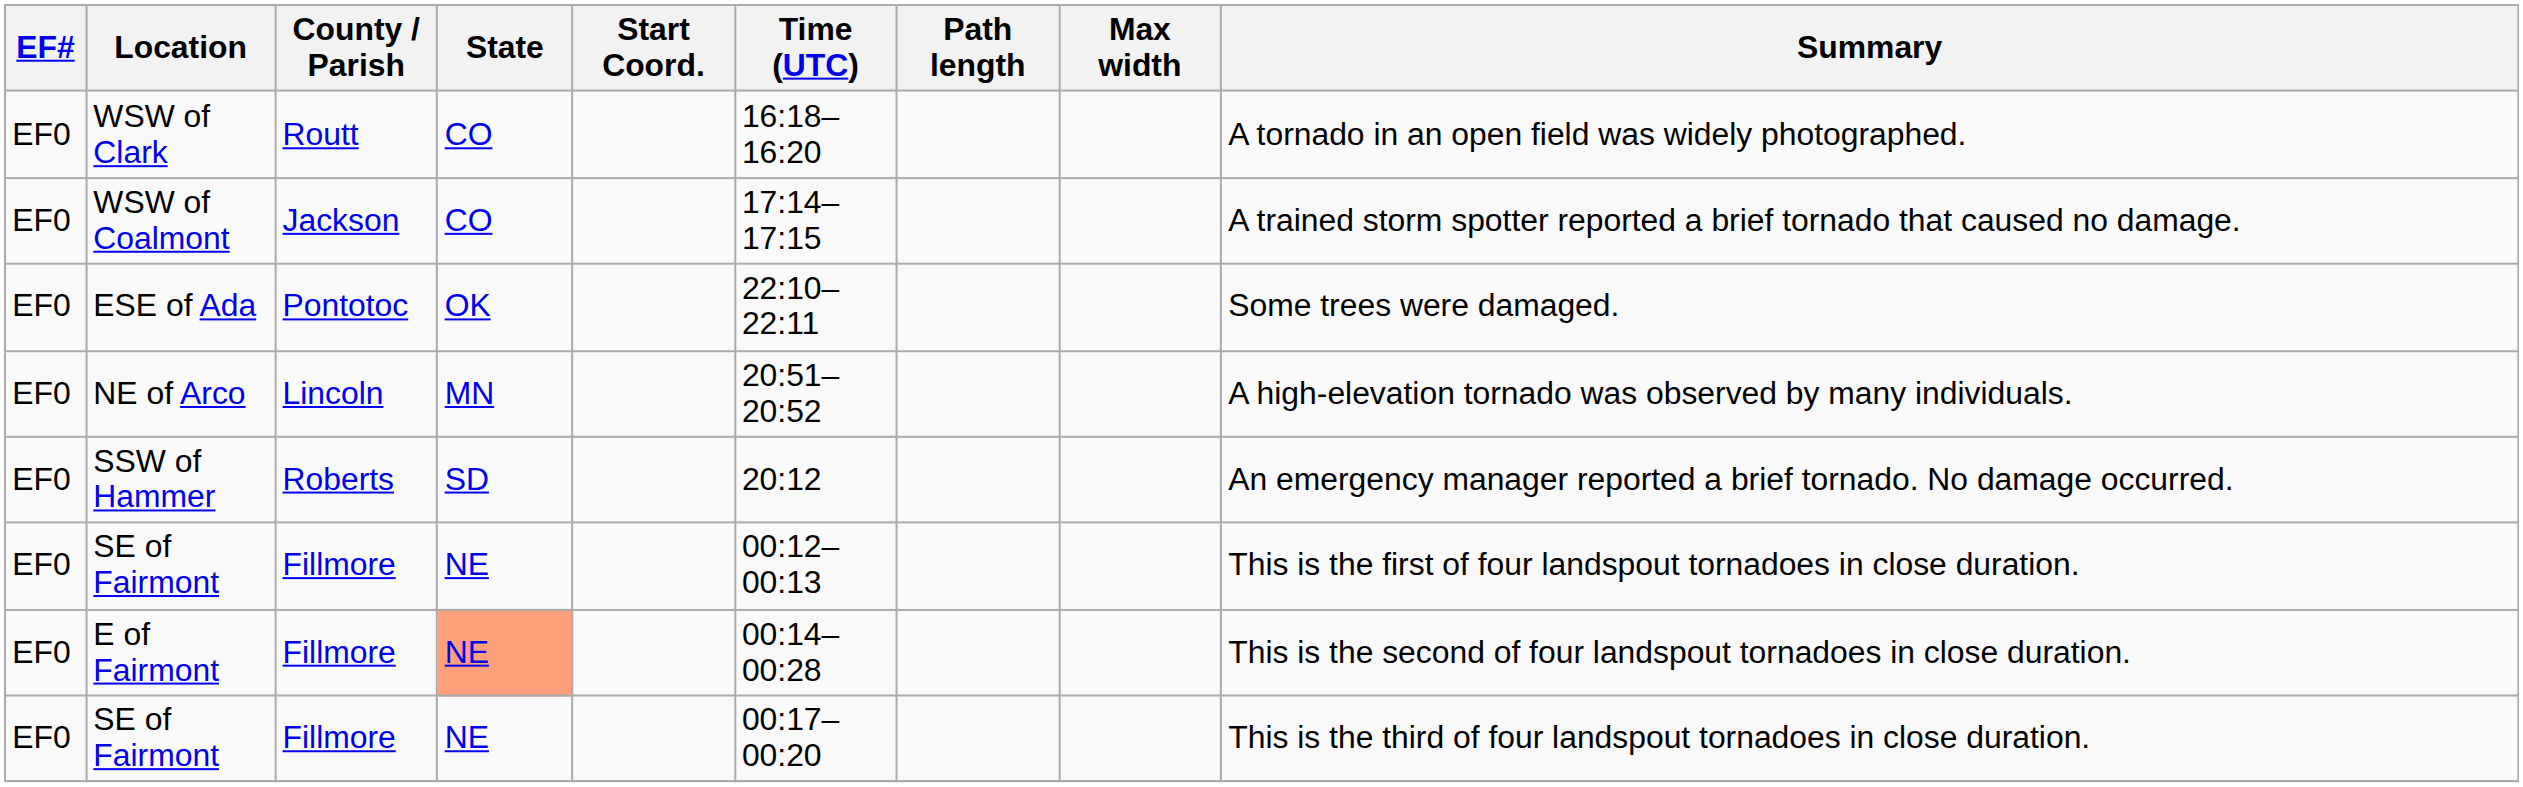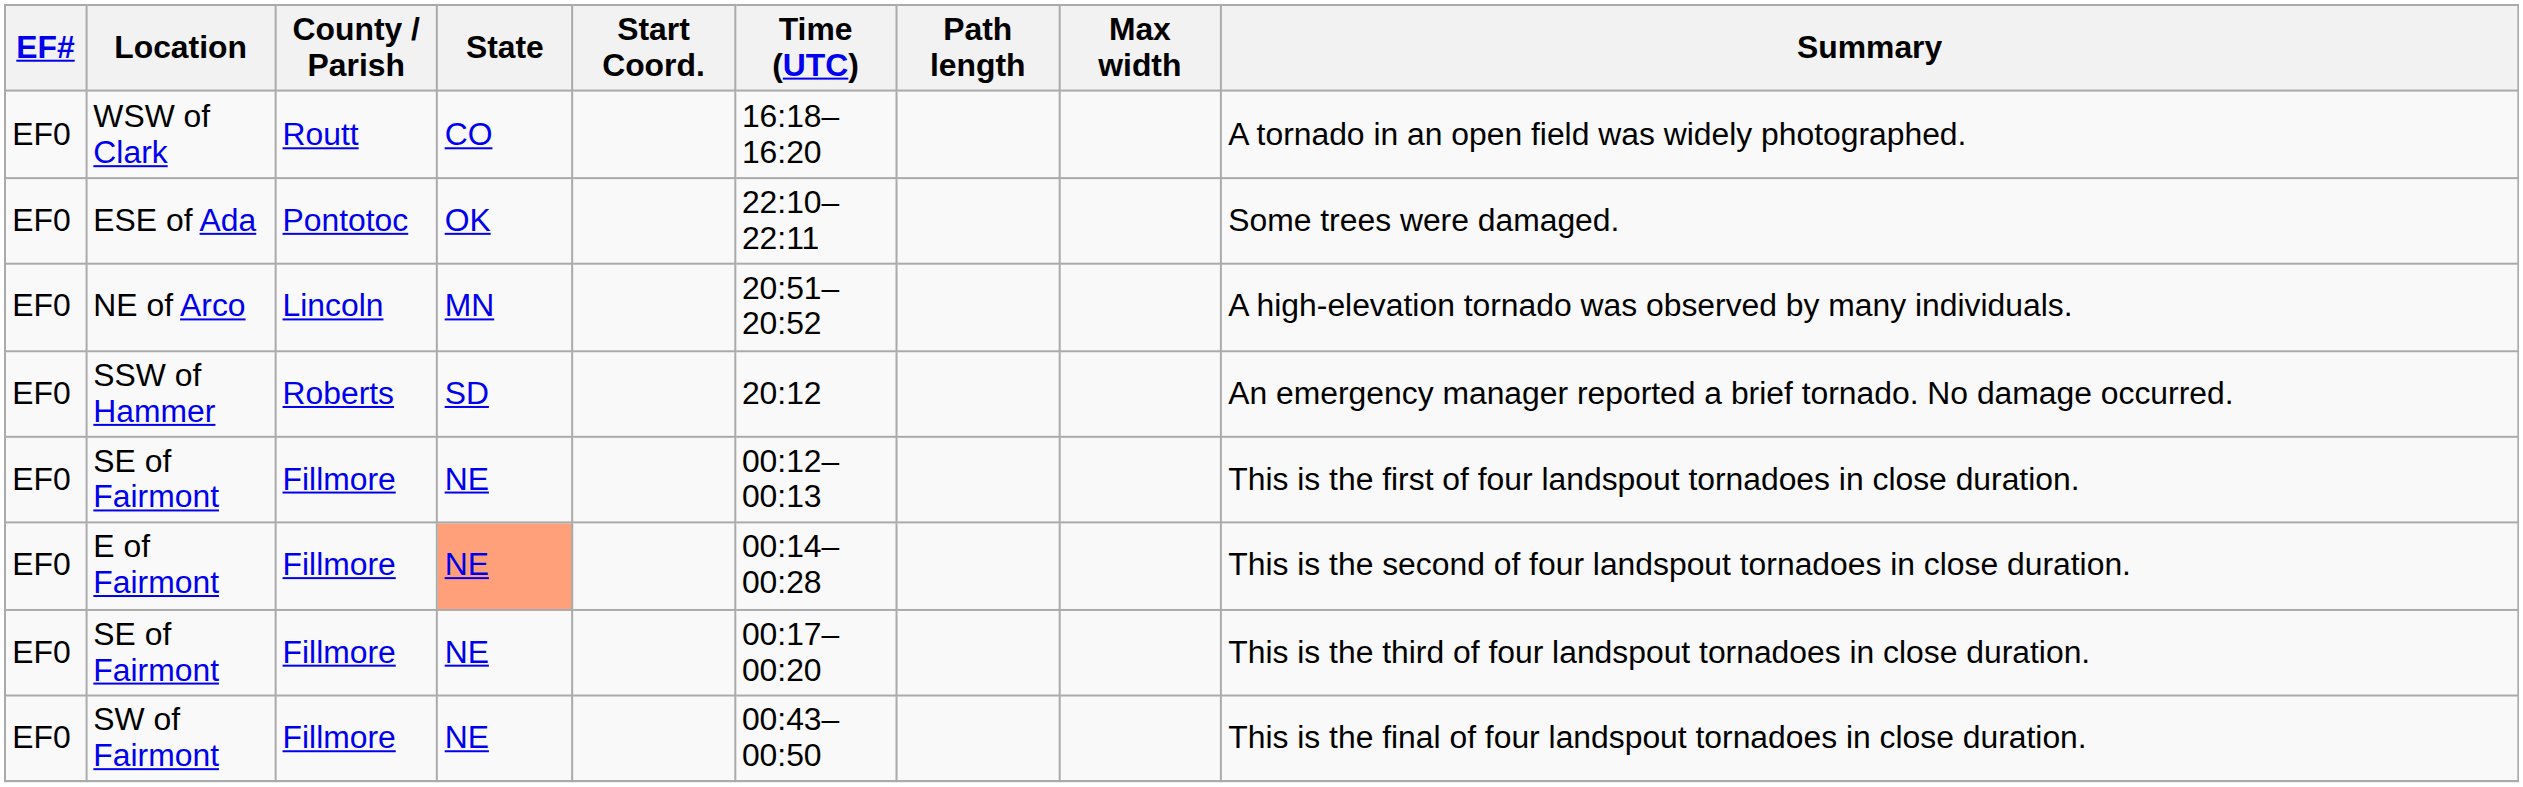- row: (162, 220)
+ row: (156, 738)
